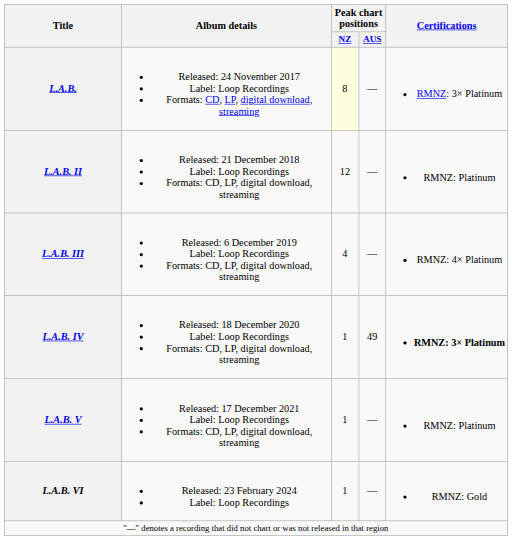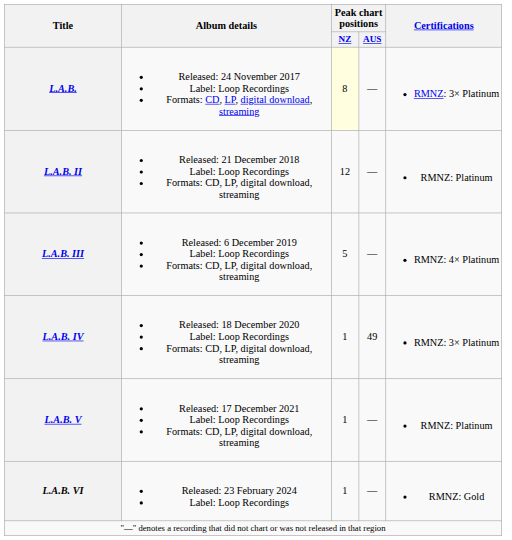(345, 254) 4 -> (345, 254) 5
(447, 343) bold -> (444, 343) normal
